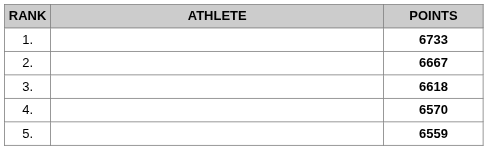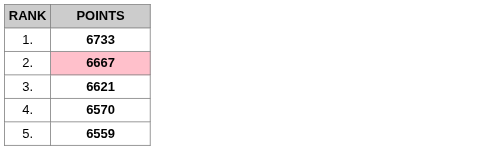- column: (217, 16)
(433, 63) no background -> (101, 63) pink background
(433, 86) 6618 -> (101, 86) 6621
